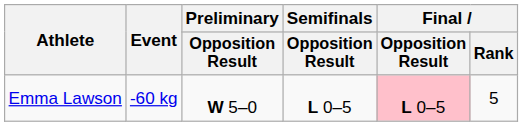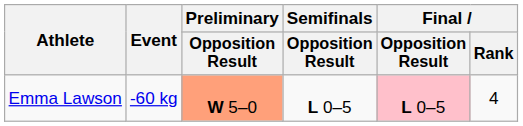(232, 108) no background -> (232, 108) lightsalmon background
(494, 99) 5 -> (494, 99) 4
